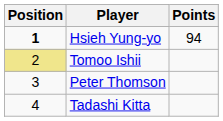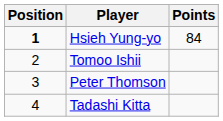(194, 37) 94 -> (194, 37) 84
(35, 60) khaki background -> (35, 60) no background
